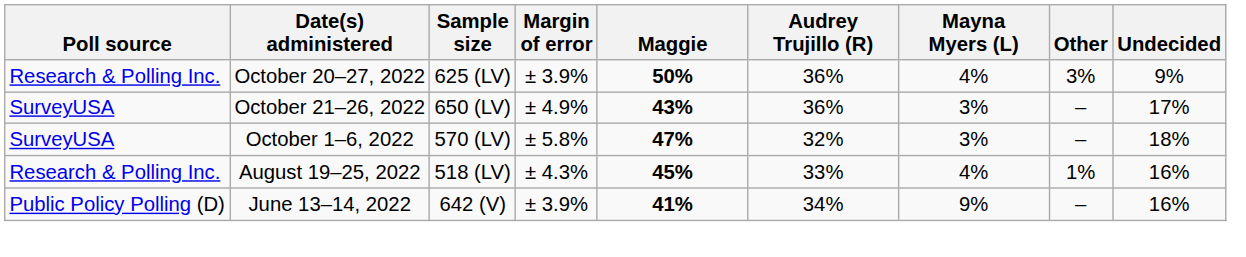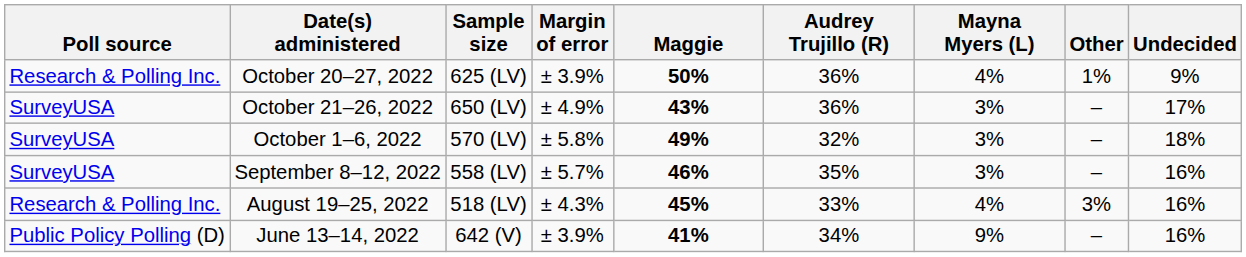(1081, 76) 3% -> (1097, 76) 1%
(673, 140) 47% -> (688, 140) 49%
+ row: (338, 172)
(1081, 172) 1% -> (1097, 204) 3%
